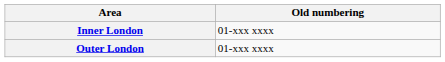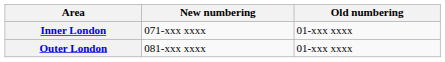+ column: (218, 13)
